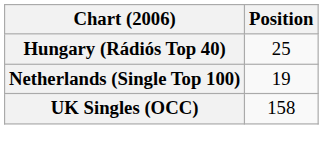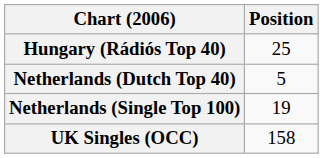+ row: (125, 78)
